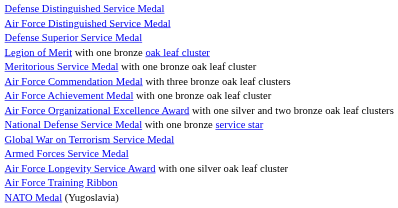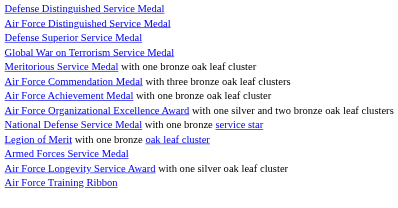rows swapped: (107, 52) <-> (89, 139)
- row: (62, 197)
